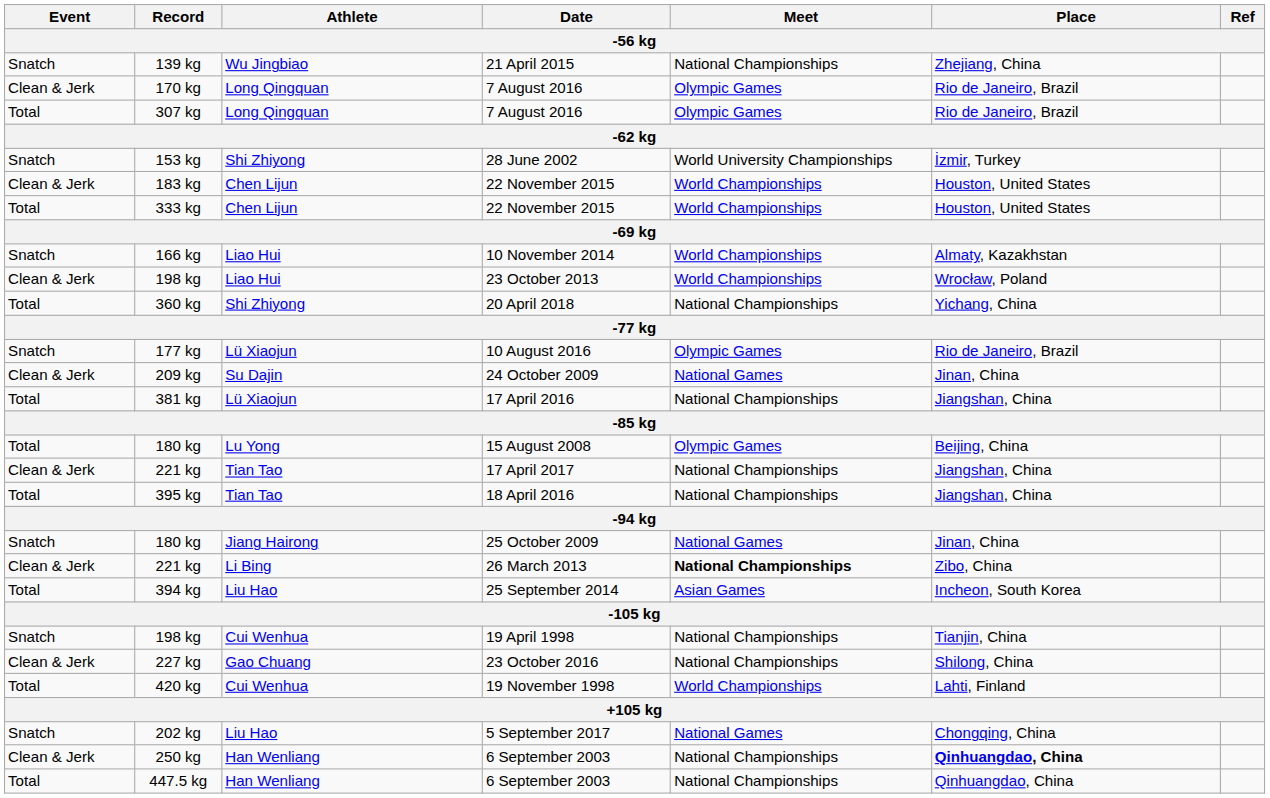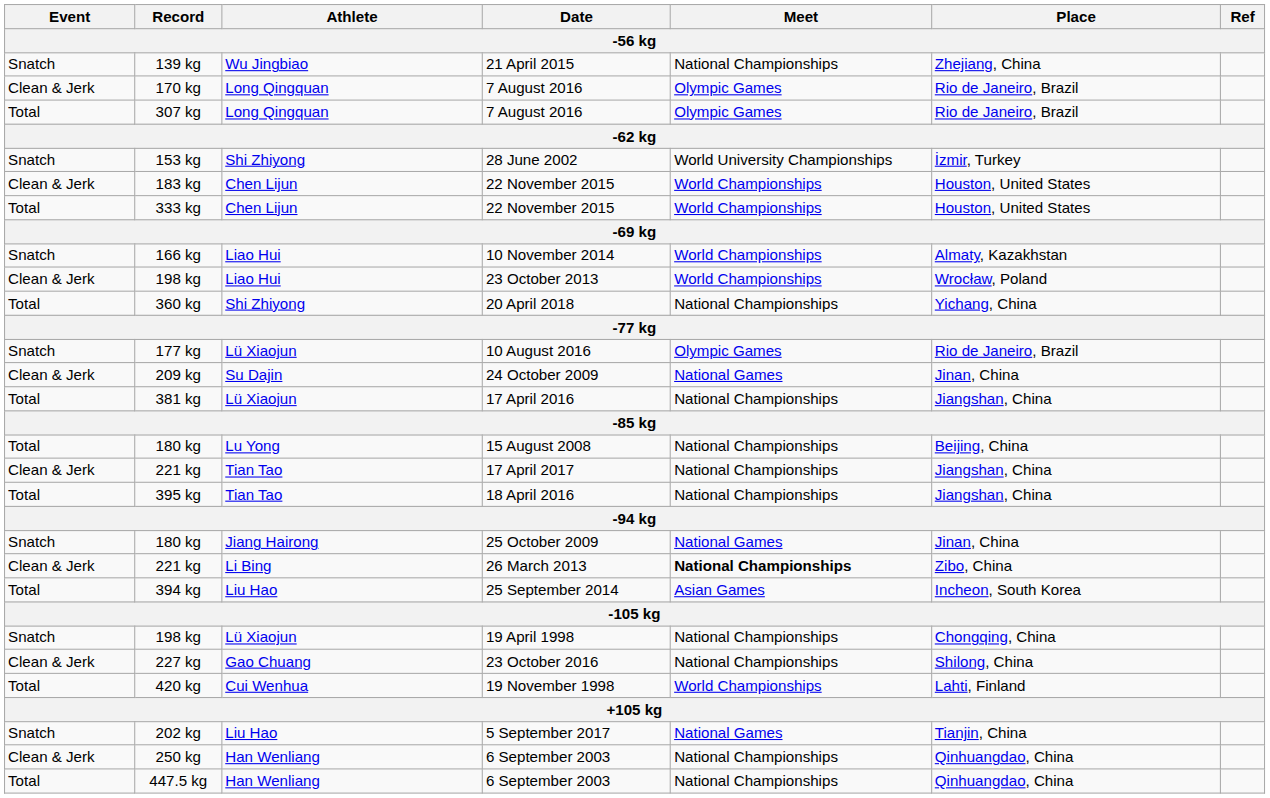(728, 447) Olympic Games -> (756, 447) National Championships
(267, 638) Cui Wenhua -> (261, 638) Lü Xiaojun
(981, 638) Tianjin, China -> (995, 638) Chongqing, China
(995, 733) Chongqing, China -> (981, 733) Tianjin, China
(1009, 757) bold -> (1004, 757) normal
